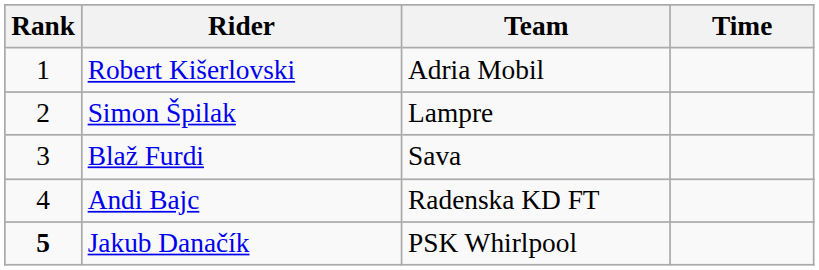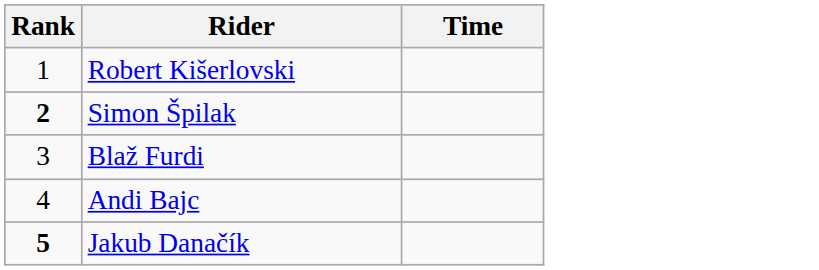- column: (536, 26)
(43, 112) normal -> (43, 112) bold
